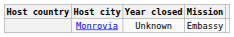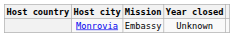columns swapped: (205, 11) <-> (154, 11)
